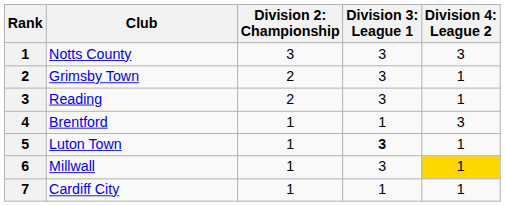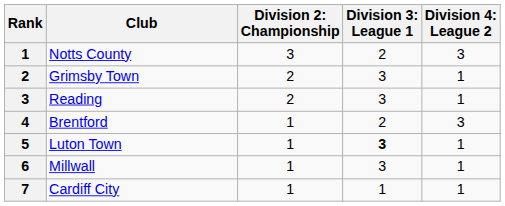(382, 54) 3 -> (382, 54) 2
(382, 122) 1 -> (382, 122) 2
(461, 167) gold background -> (461, 167) no background
